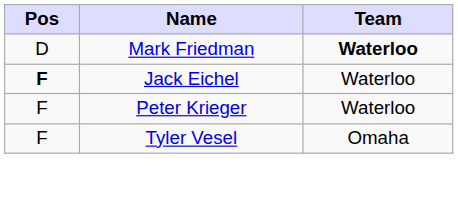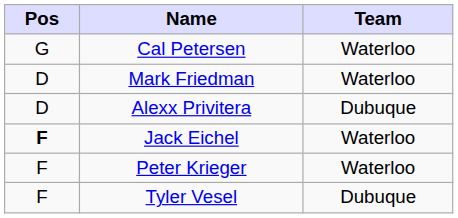+ row: (191, 49)
(378, 49) bold -> (378, 78) normal
+ row: (191, 108)
(378, 138) Omaha -> (378, 197) Dubuque
